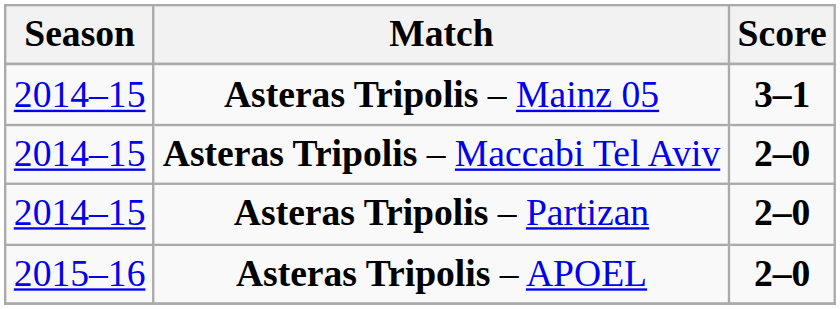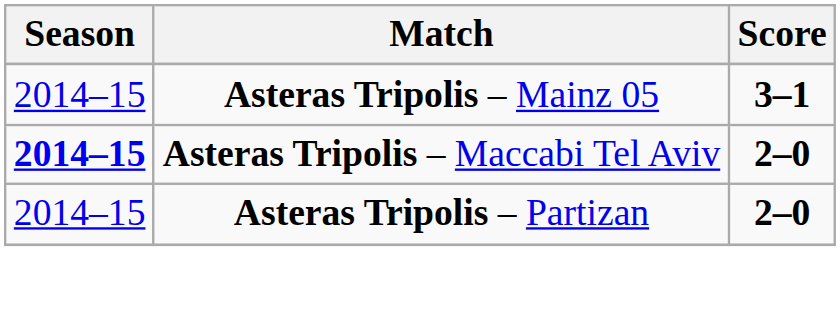(80, 153) normal -> (80, 153) bold
- row: (441, 272)
